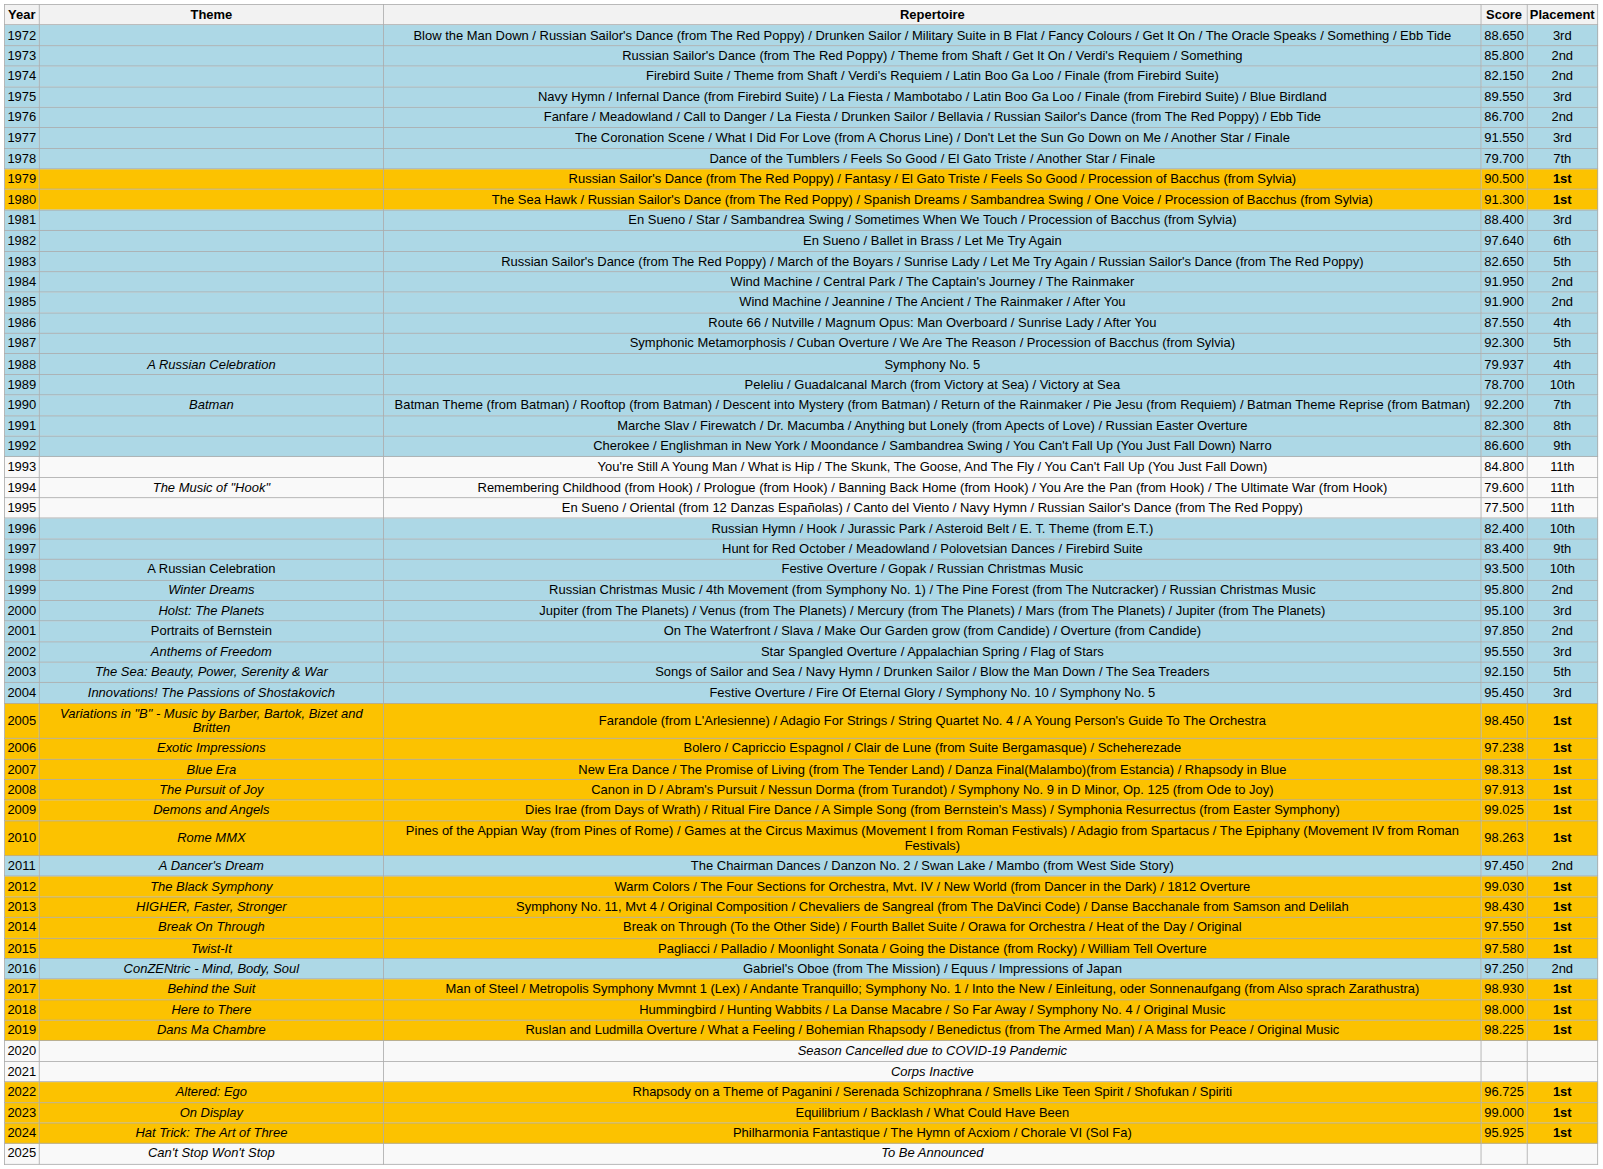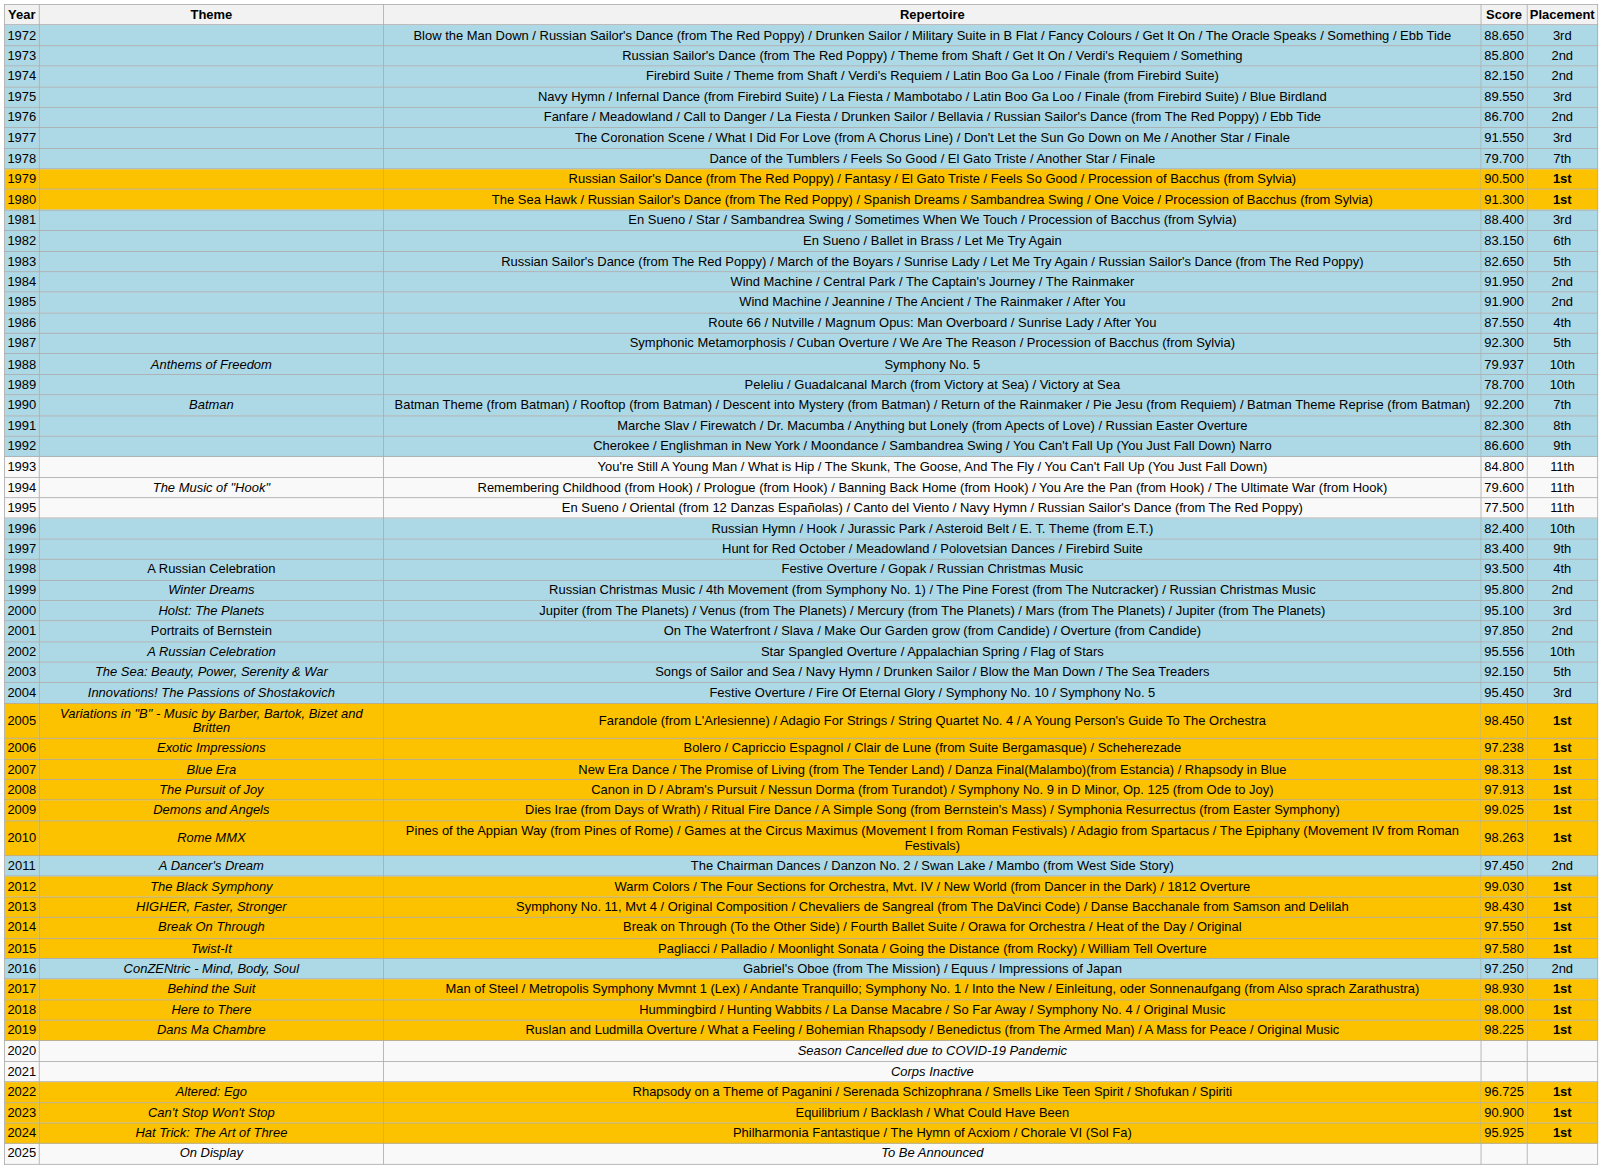(1504, 240) 97.640 -> (1504, 240) 83.150
(211, 364) A Russian Celebration -> (211, 364) Anthems of Freedom
(1562, 364) 4th -> (1562, 364) 10th
(1562, 569) 10th -> (1562, 569) 4th
(211, 651) Anthems of Freedom -> (211, 651) A Russian Celebration
(1504, 651) 95.550 -> (1504, 651) 95.556
(1562, 651) 3rd -> (1562, 651) 10th
(211, 1112) On Display -> (211, 1112) Can't Stop Won't Stop
(1504, 1112) 99.000 -> (1504, 1112) 90.900
(211, 1153) Can't Stop Won't Stop -> (211, 1153) On Display
